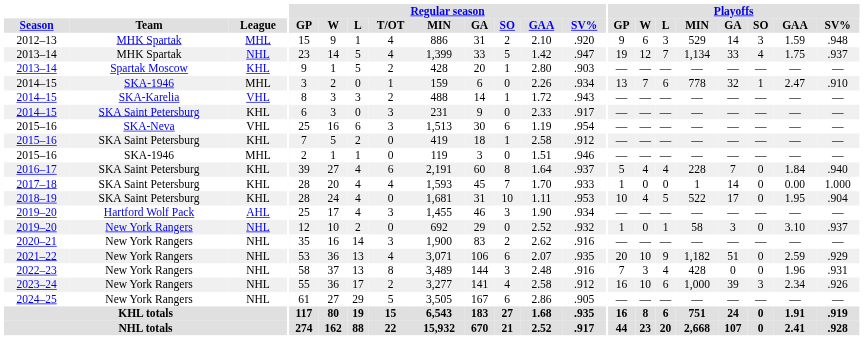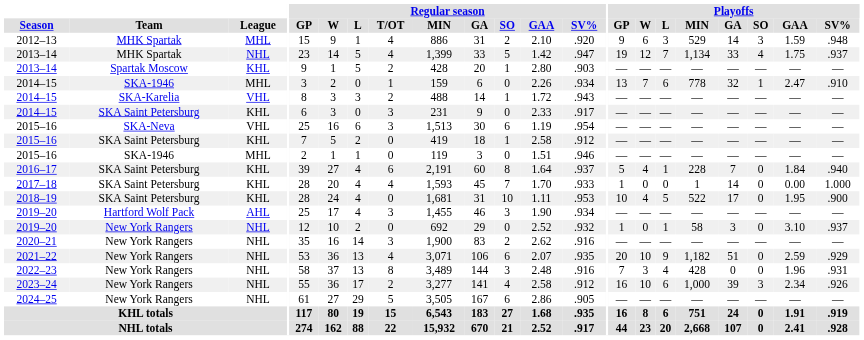(666, 169) 4 -> (666, 169) 1
(838, 198) .904 -> (838, 198) .900
